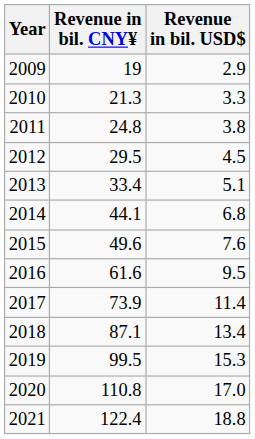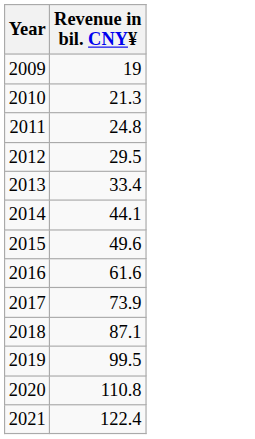- column: (198, 29)
